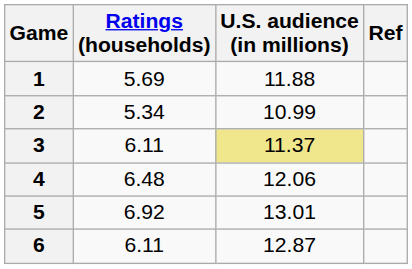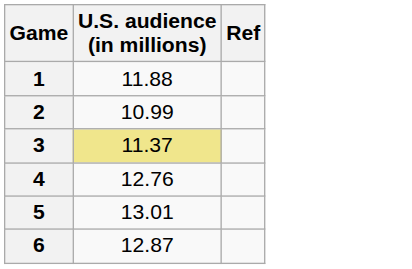- column: (144, 33)
(290, 178) 12.06 -> (147, 178) 12.76
